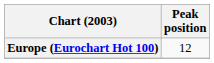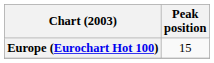(185, 48) 12 -> (185, 48) 15
